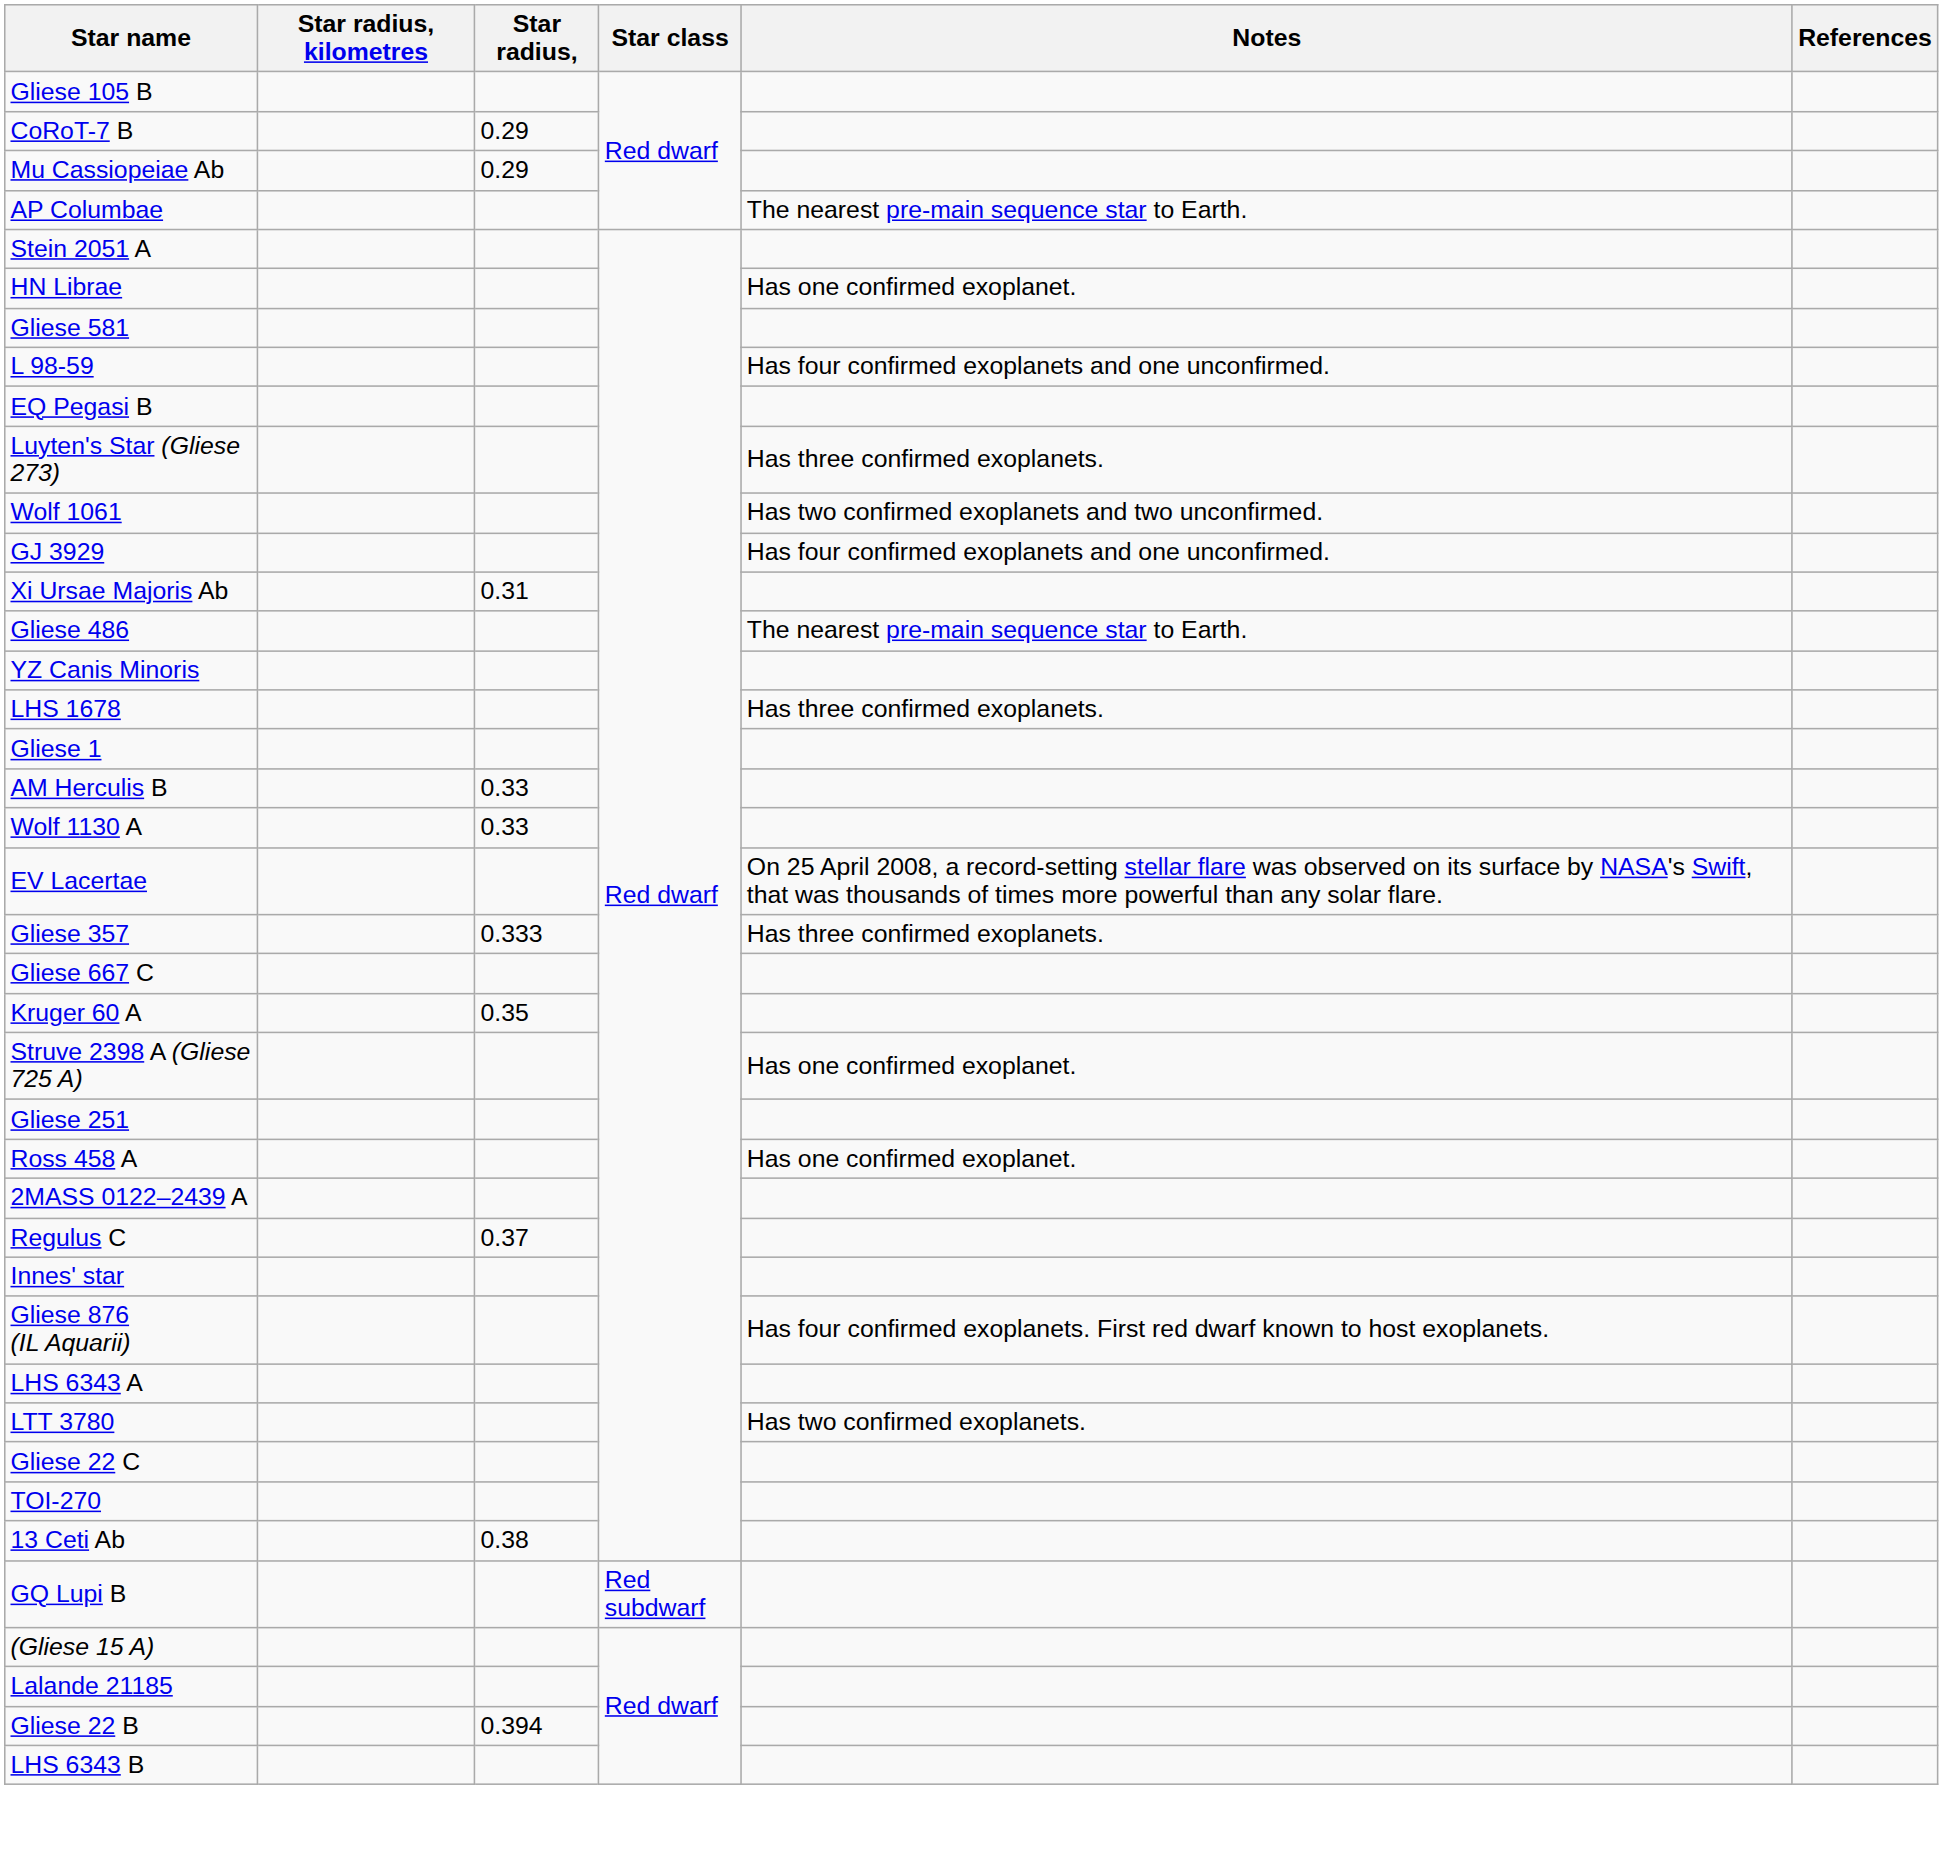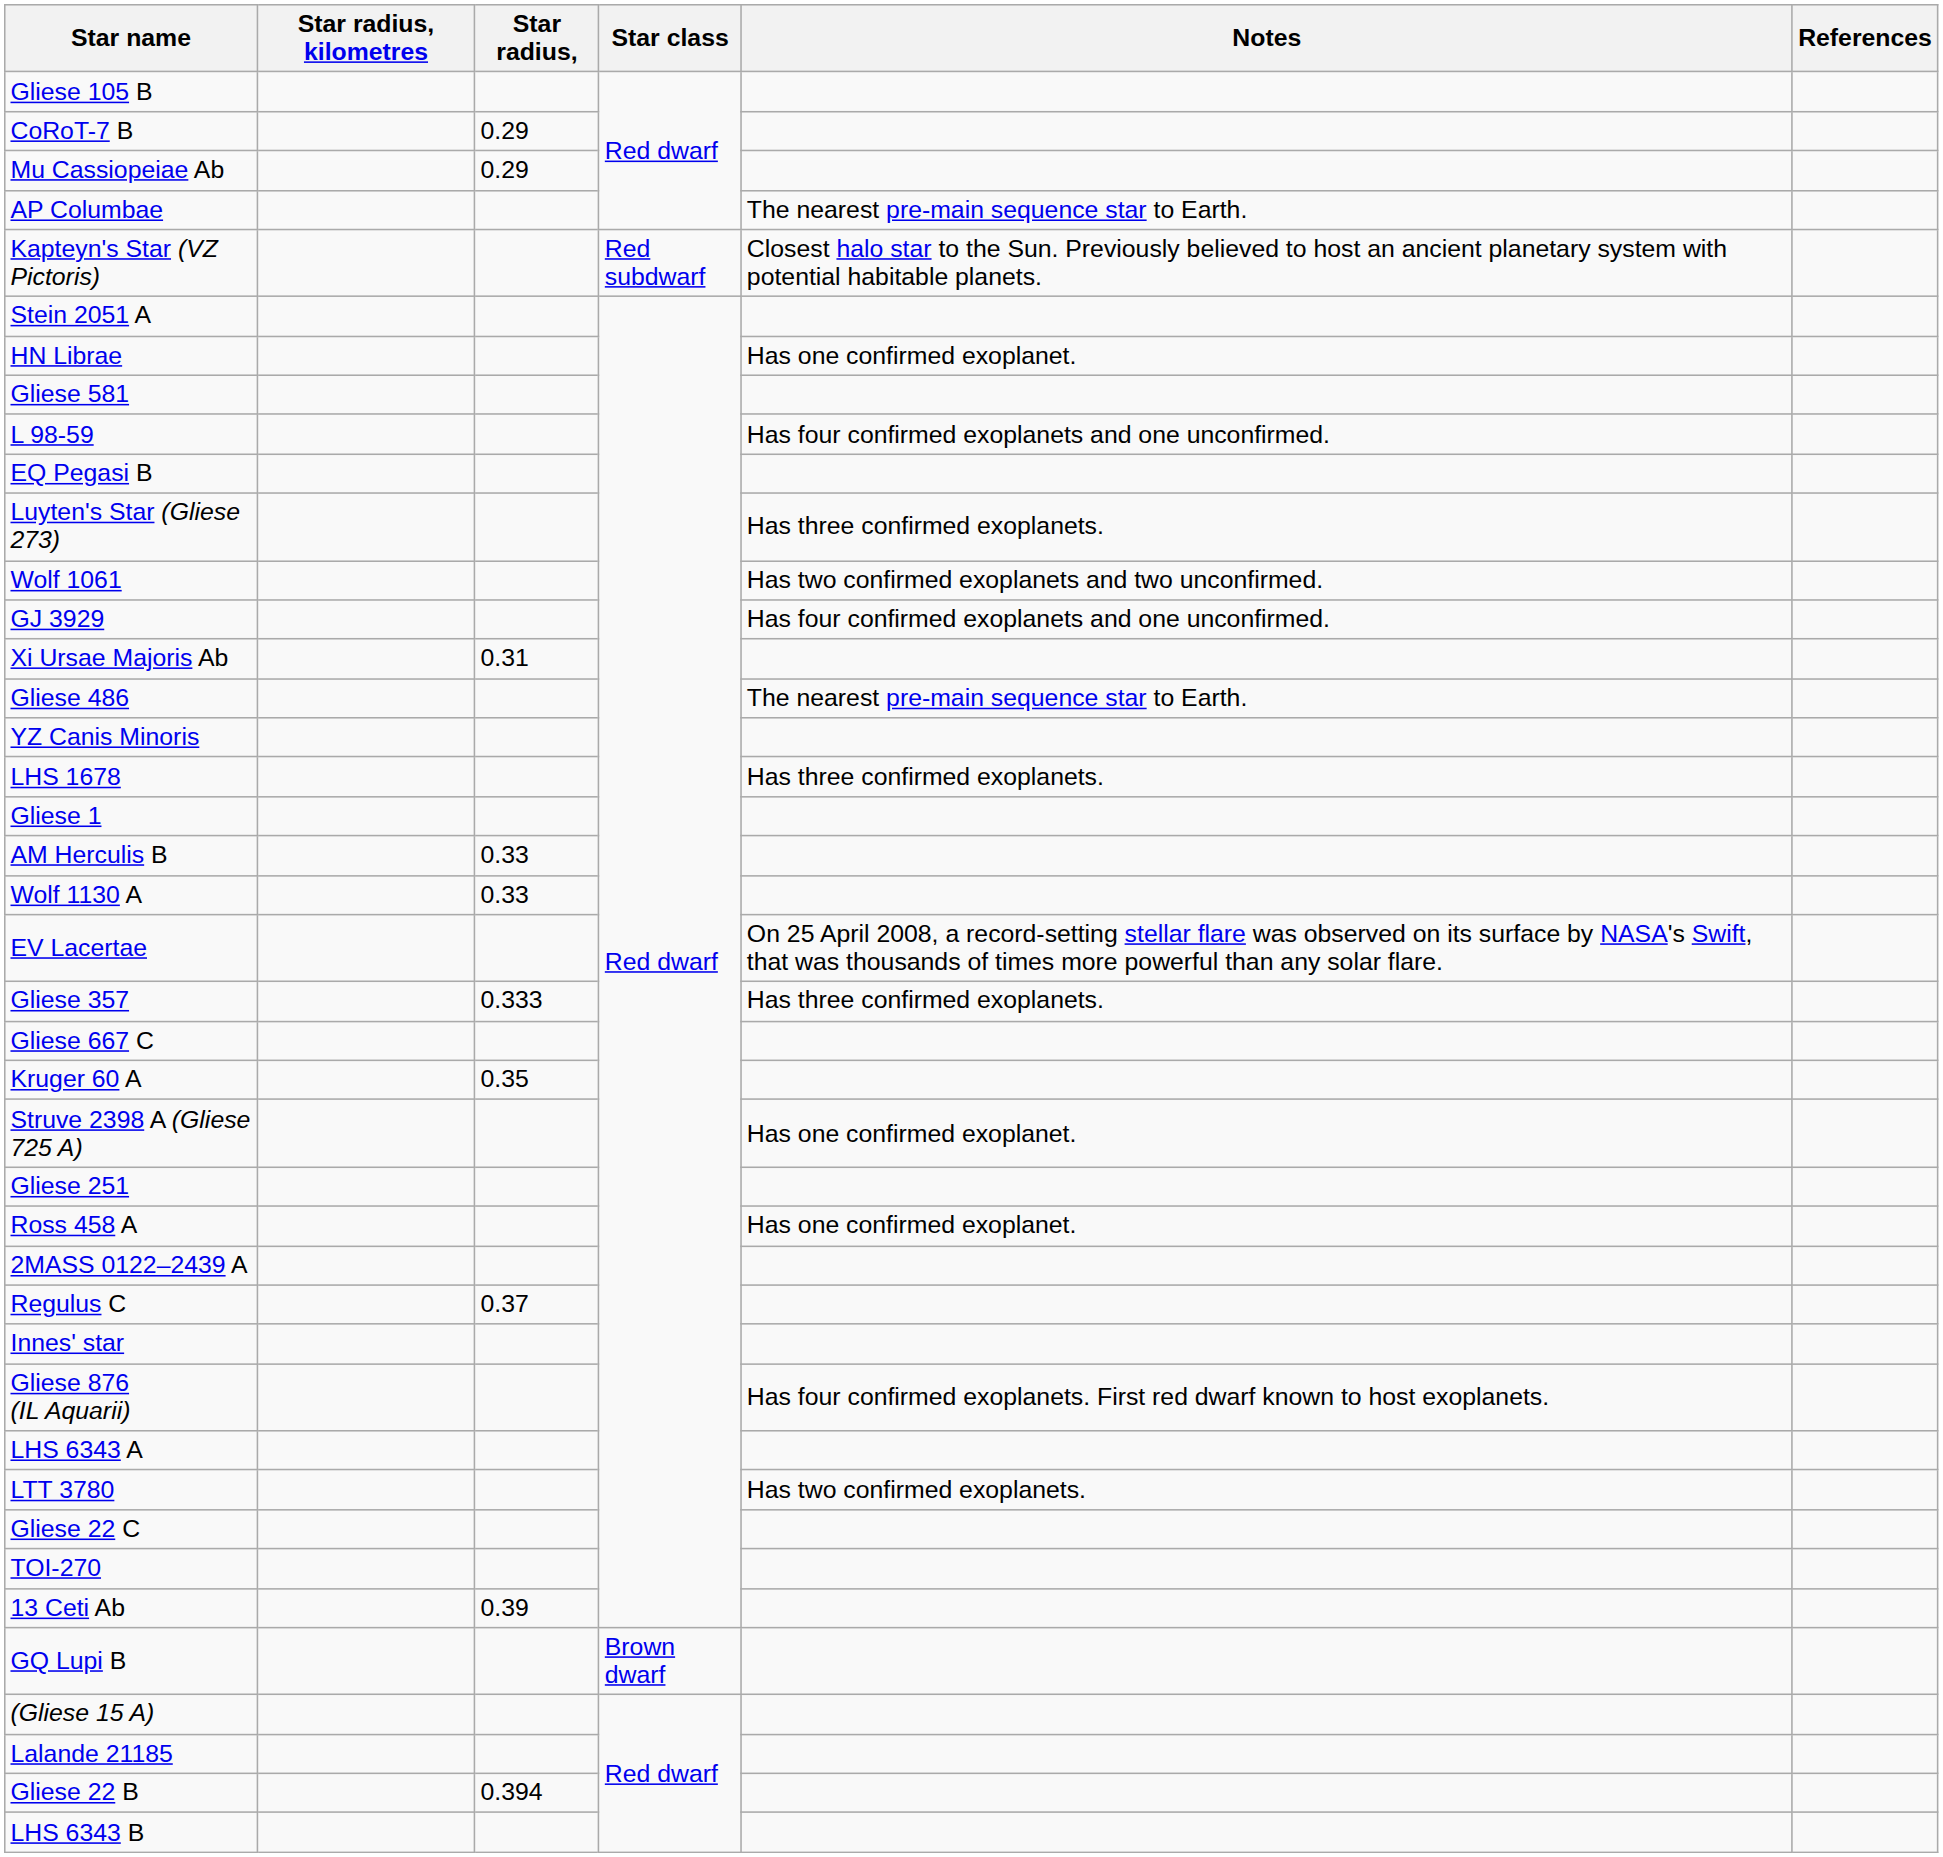+ row: (114, 262)
(505, 1540) 0.38 -> (505, 1607) 0.39
(655, 1593) Red subdwarf -> (640, 1660) Brown dwarf
